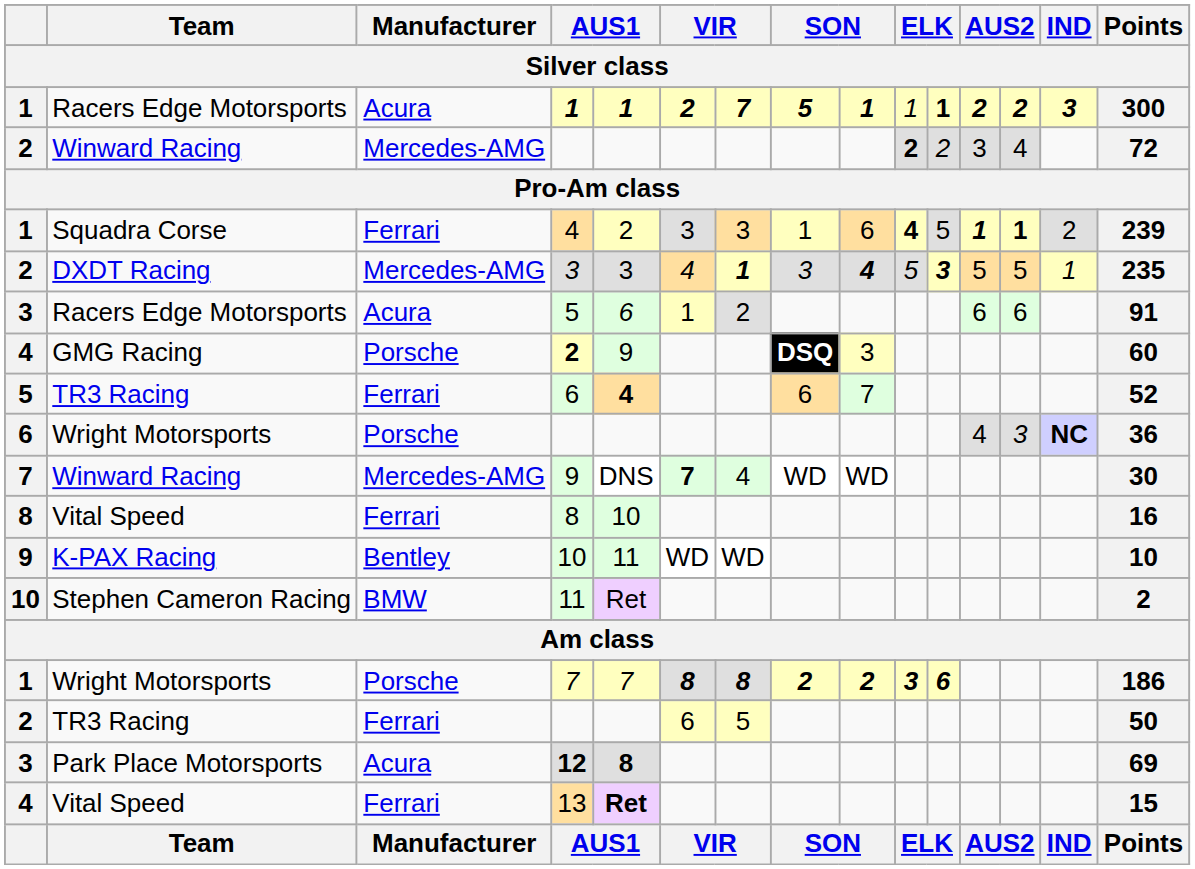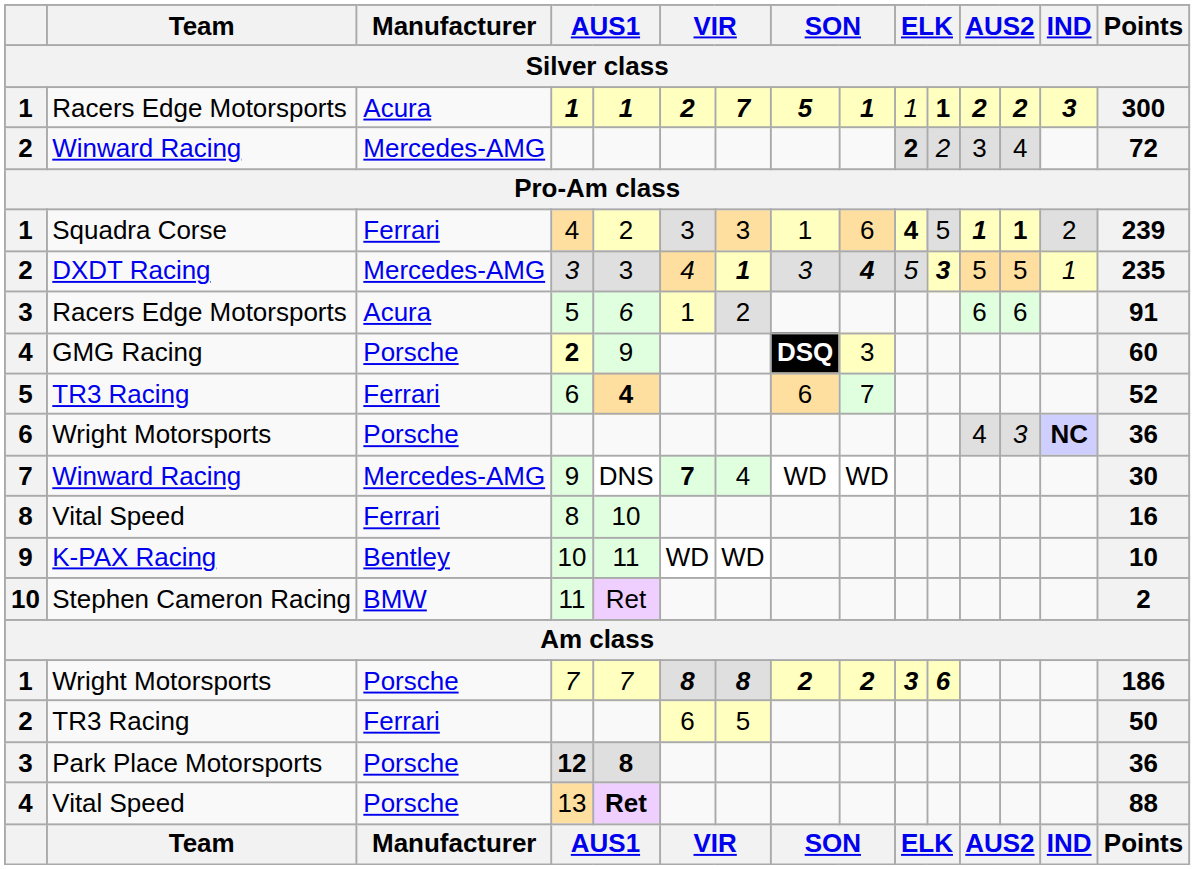(397, 762) Acura -> (411, 762) Porsche
(1144, 762) 69 -> (1144, 762) 36
(402, 803) Ferrari -> (411, 803) Porsche
(1144, 803) 15 -> (1144, 803) 88
